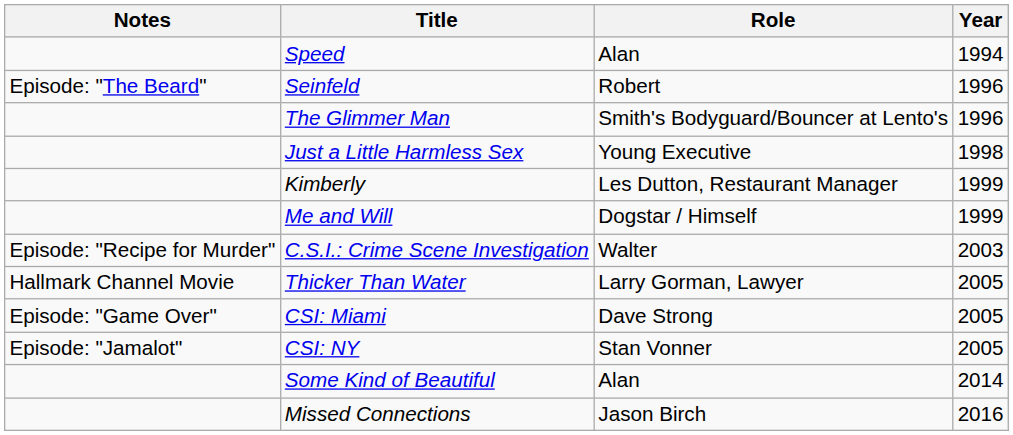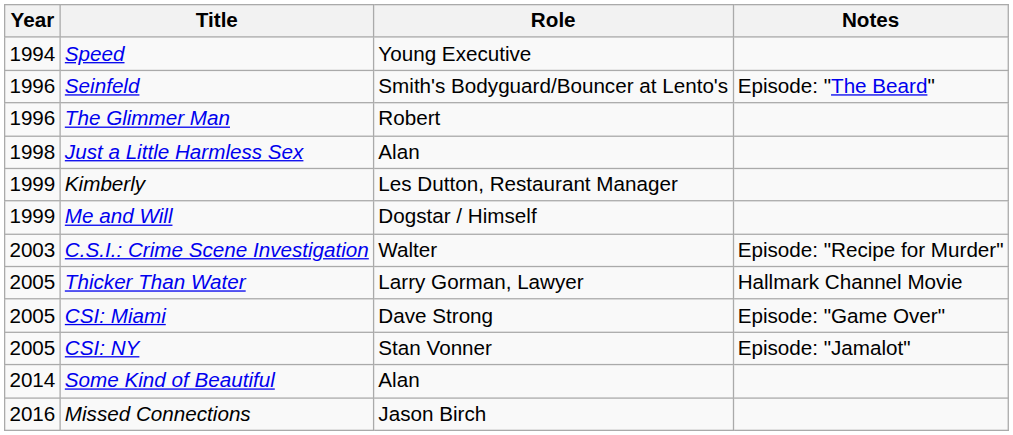columns swapped: (981, 20) <-> (142, 20)
(619, 53) Alan -> (455, 53) Young Executive
(629, 86) Robert -> (553, 86) Smith's Bodyguard/Bouncer at Lento's
(773, 119) Smith's Bodyguard/Bouncer at Lento's -> (409, 119) Robert
(675, 151) Young Executive -> (399, 151) Alan
